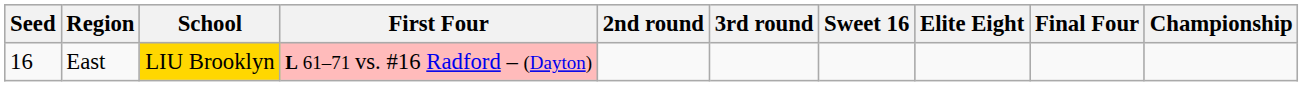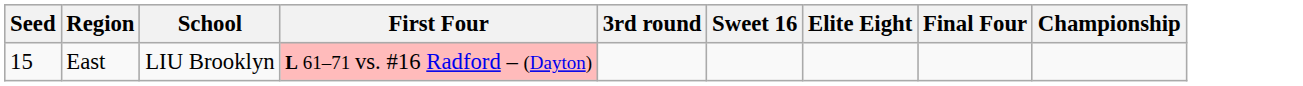- column: (653, 23)
(21, 61) 16 -> (21, 61) 15
(210, 61) gold background -> (210, 61) no background
